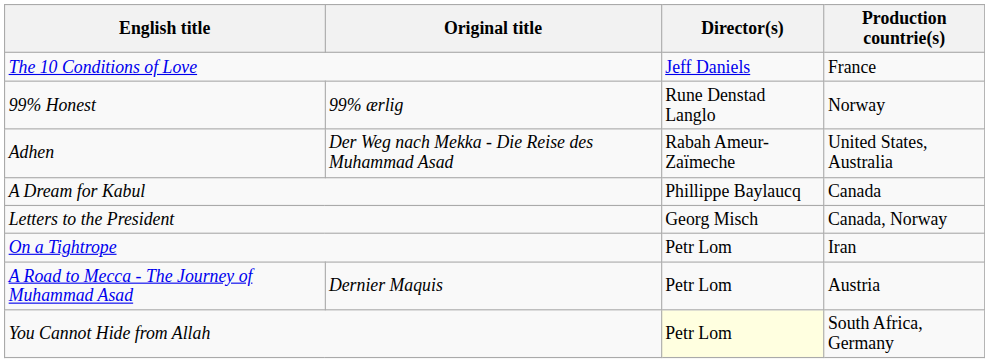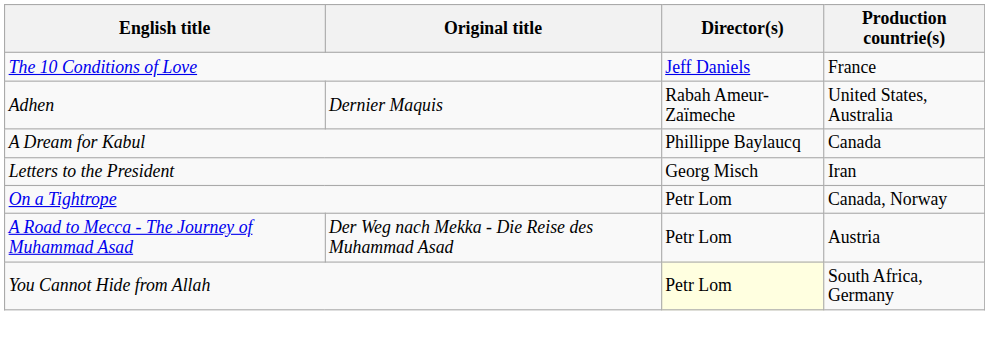- row: (52, 104)
(461, 153) Der Weg nach Mekka - Die Reise des Muhammad Asad -> (386, 104) Dernier Maquis
(888, 219) Canada, Norway -> (842, 171) Iran
(842, 247) Iran -> (888, 199) Canada, Norway
(386, 285) Dernier Maquis -> (461, 237) Der Weg nach Mekka - Die Reise des Muhammad Asad
